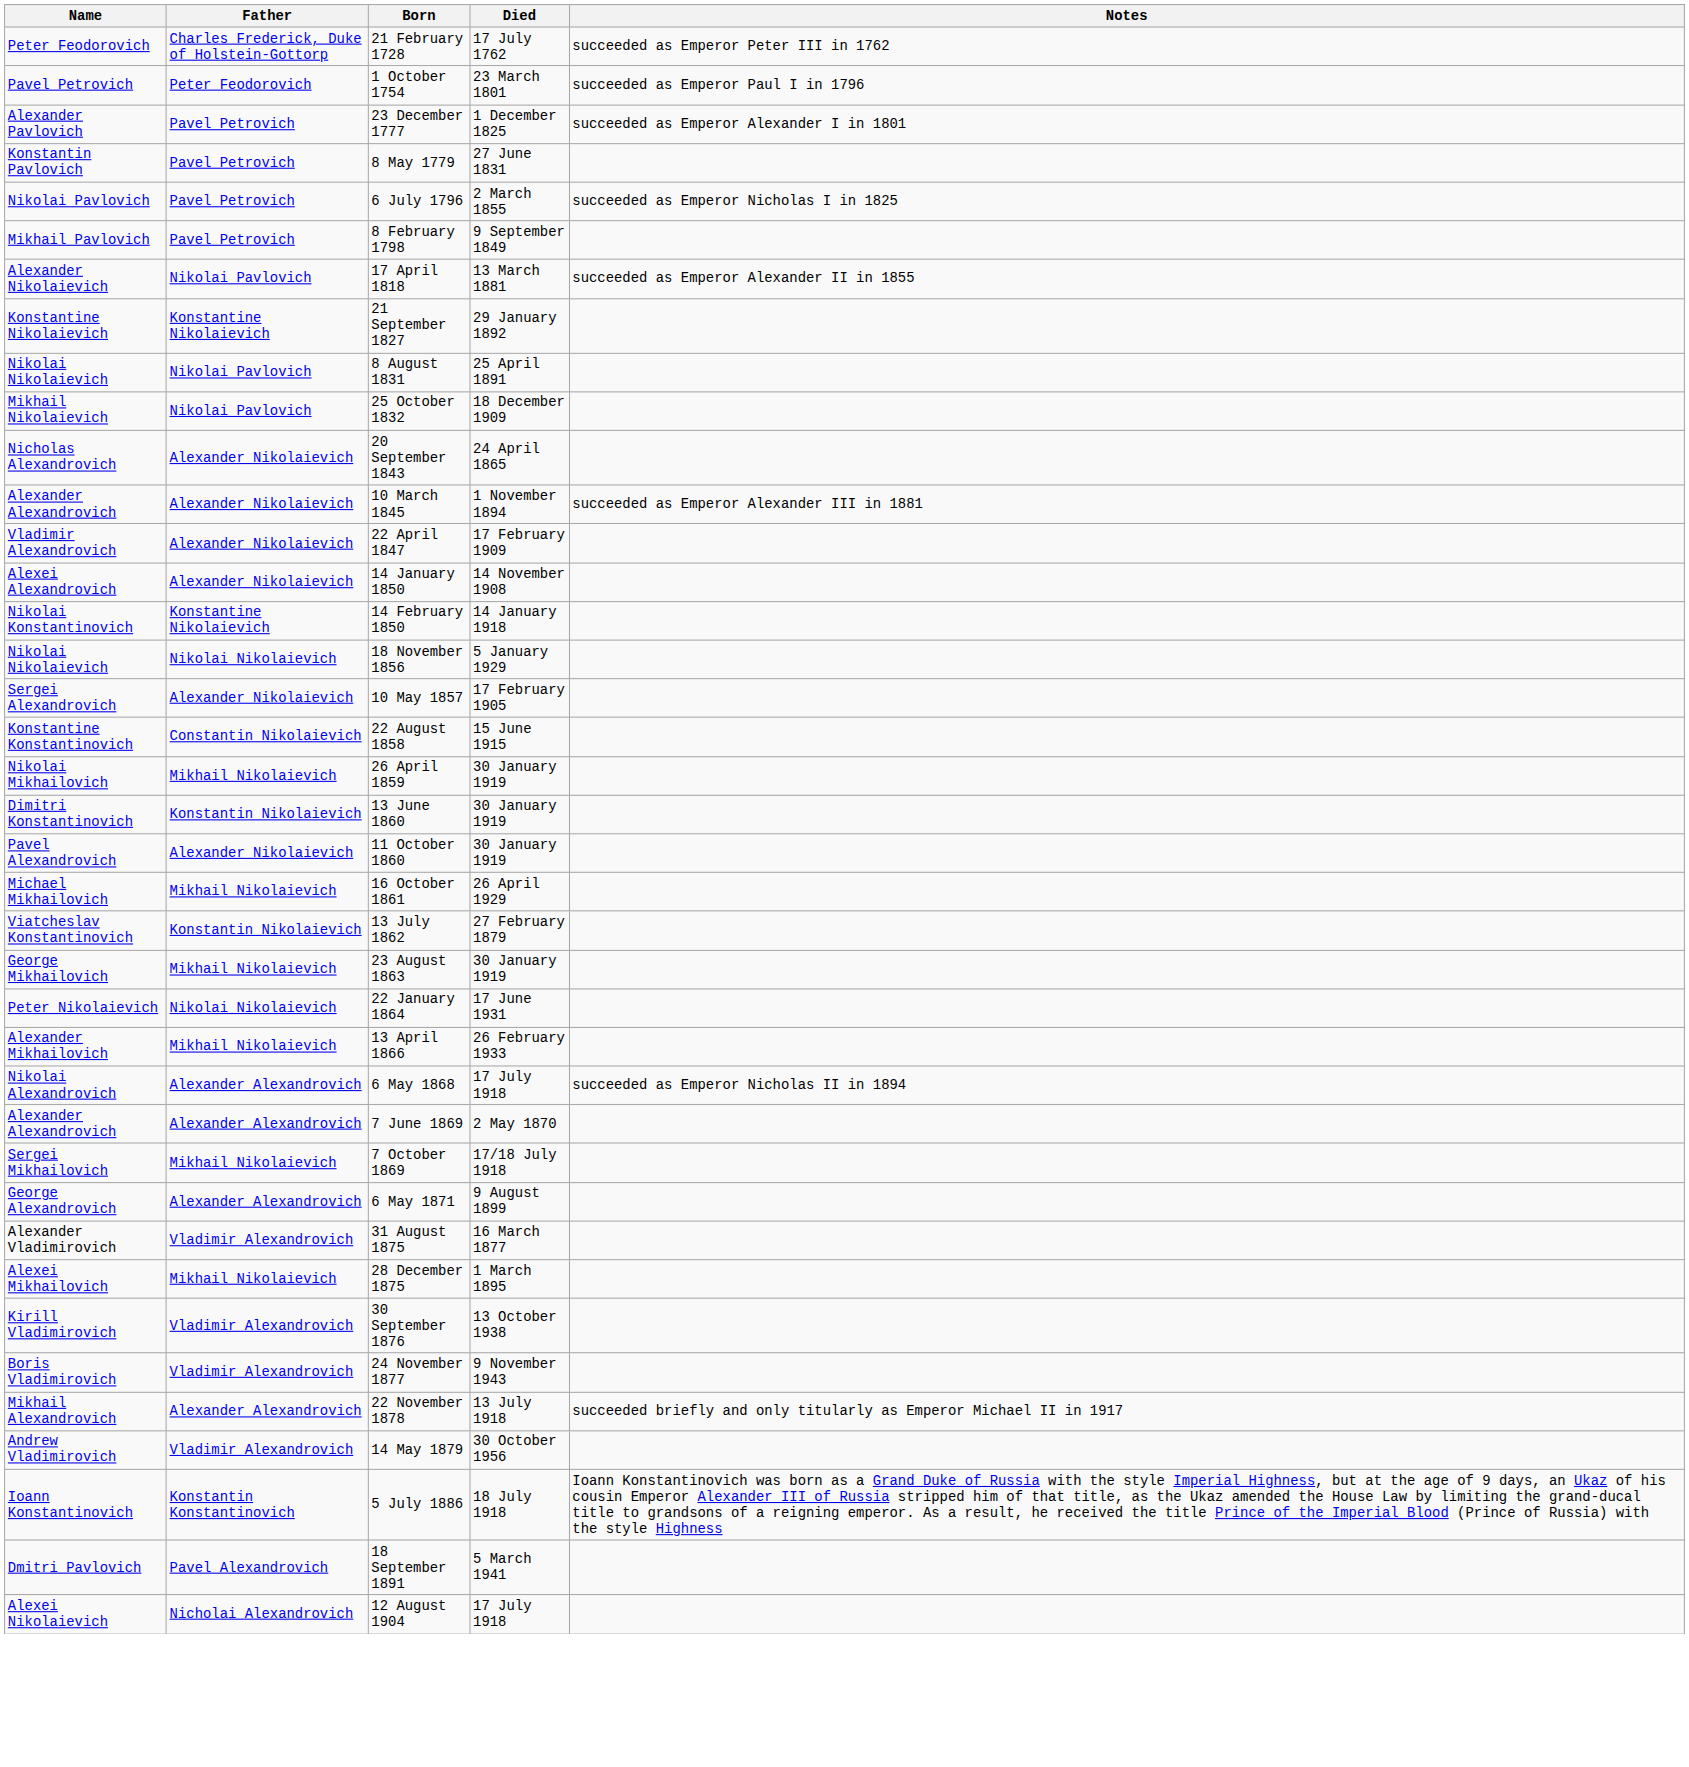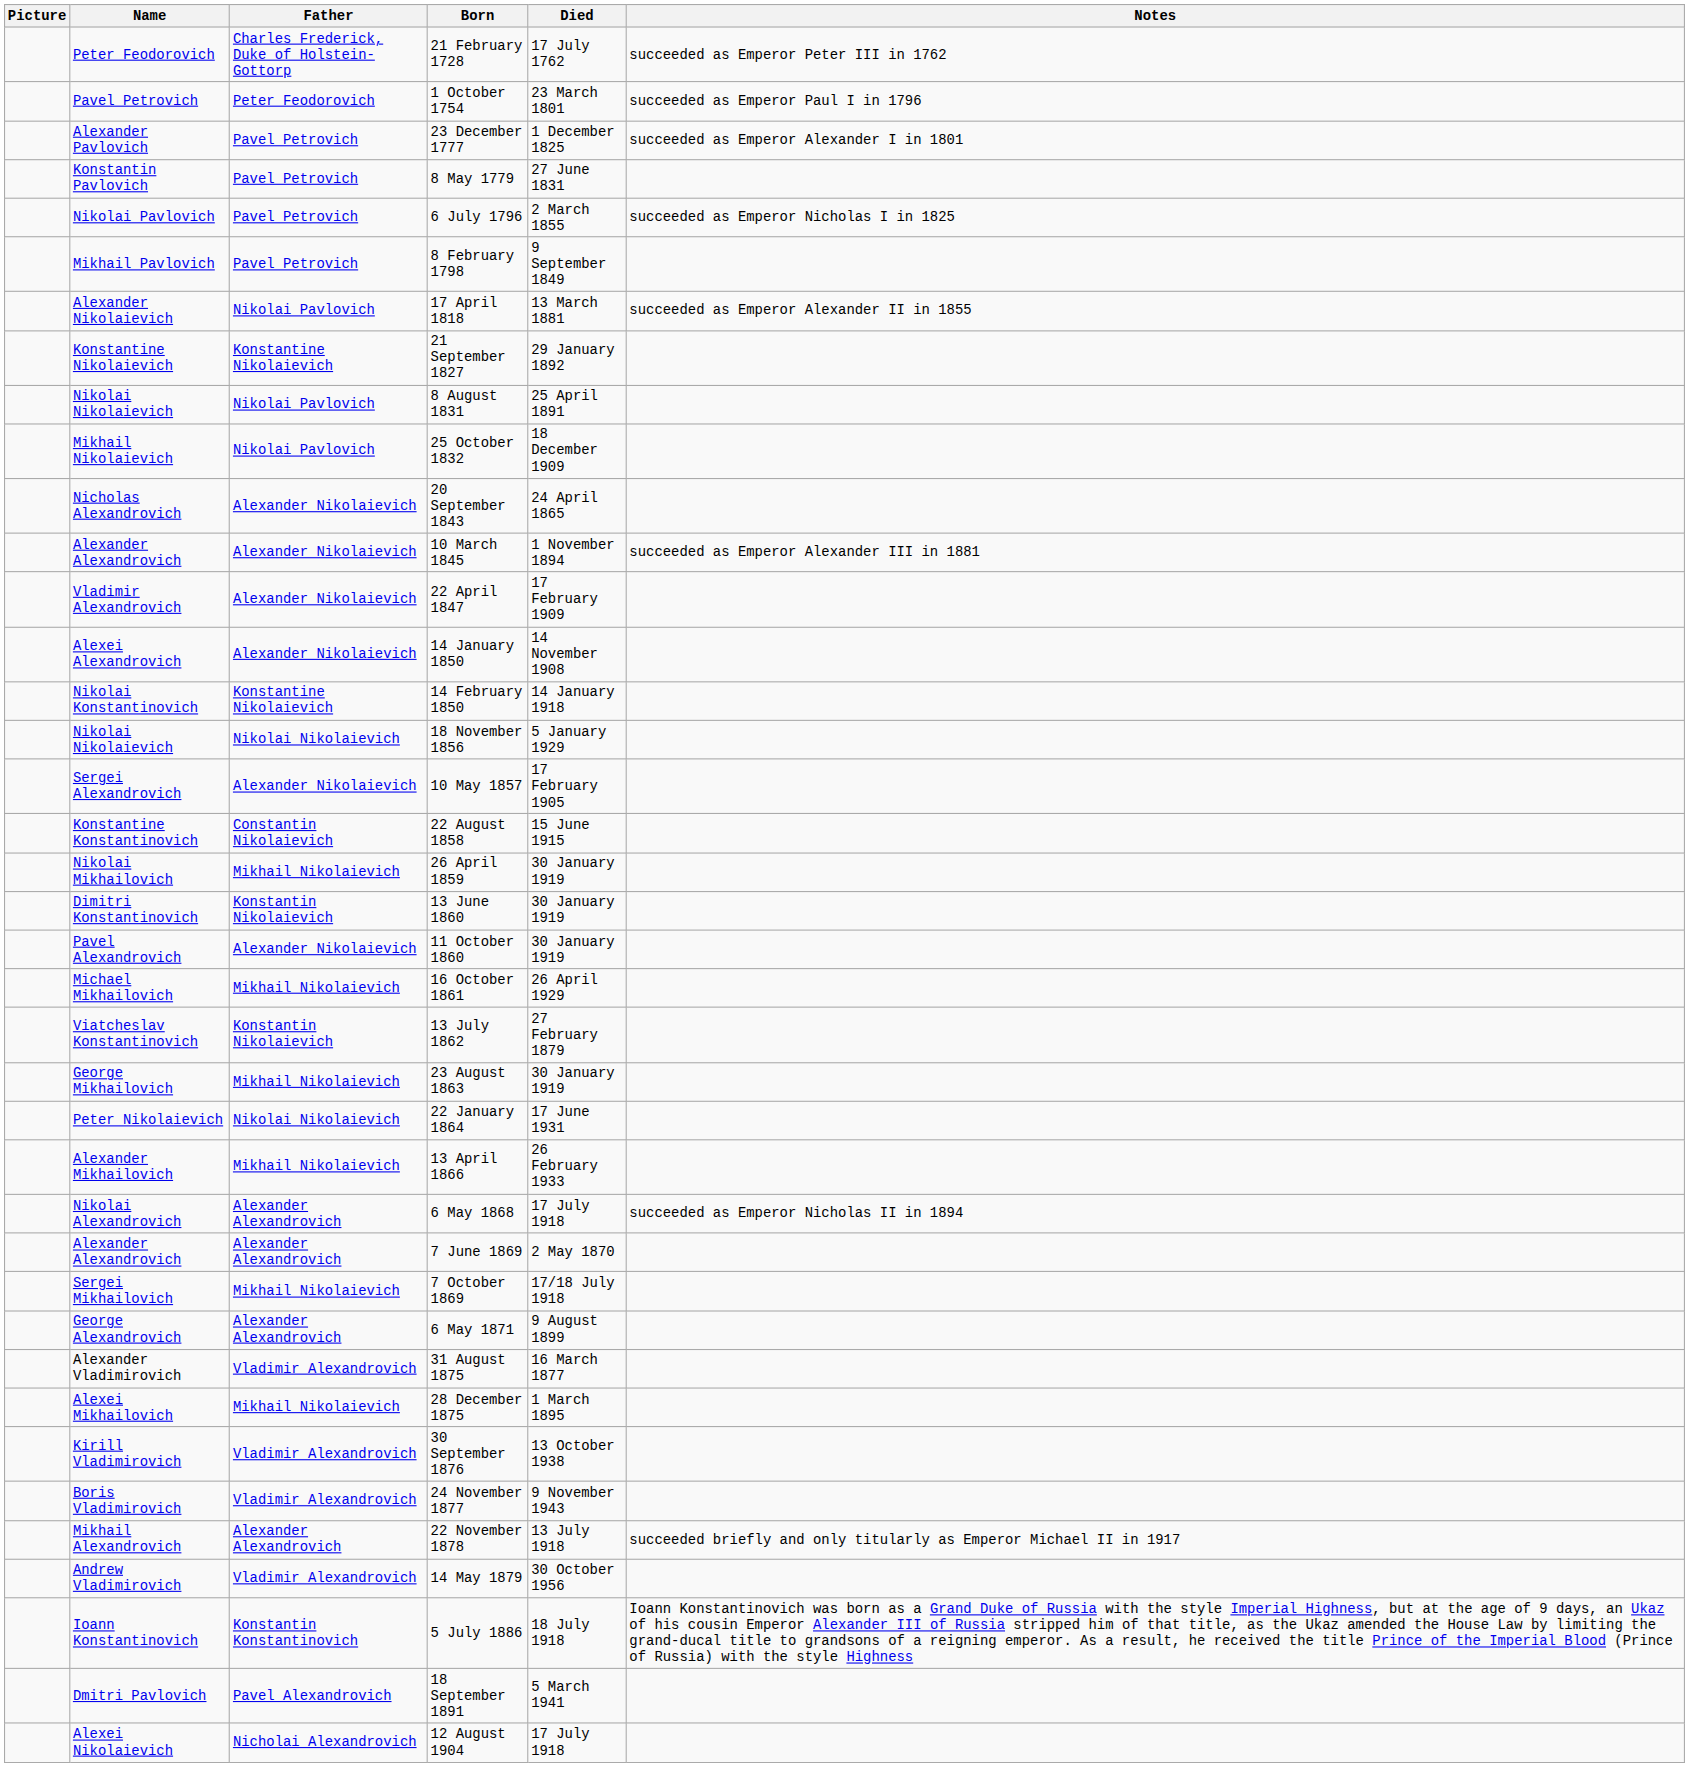+ column: (37, 16)
